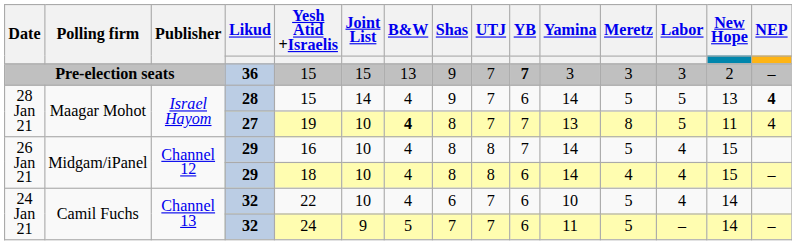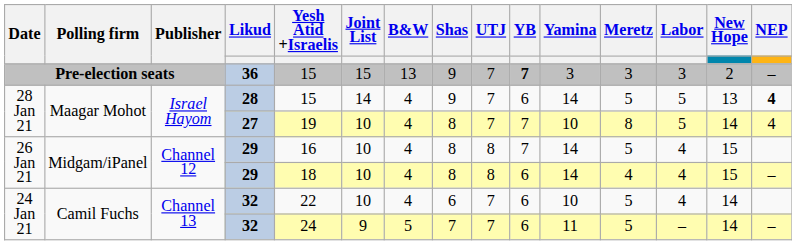(408, 124) bold -> (408, 124) normal
(570, 124) 13 -> (570, 124) 10
(729, 124) 11 -> (729, 124) 14
